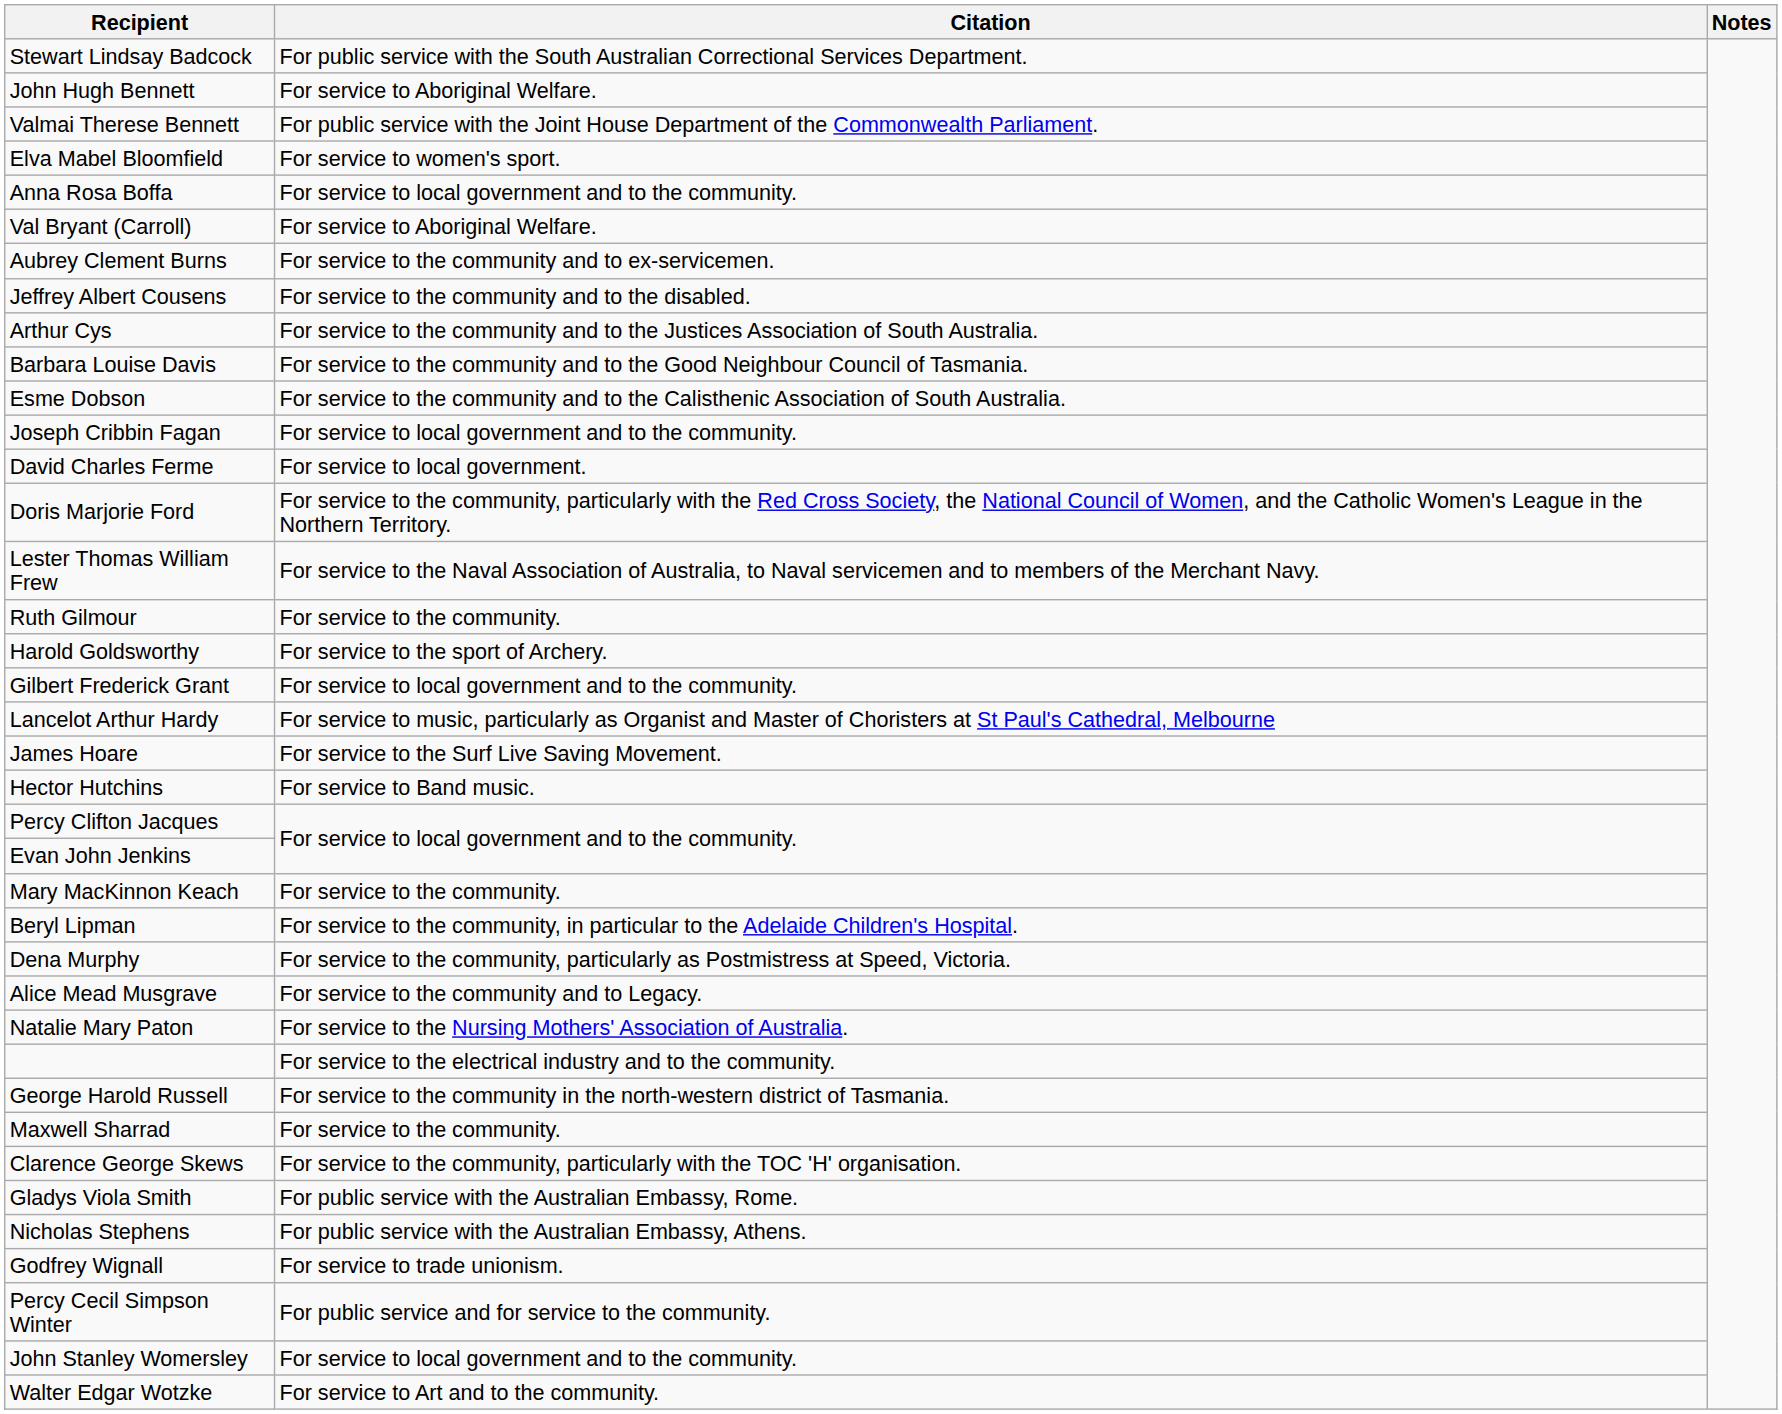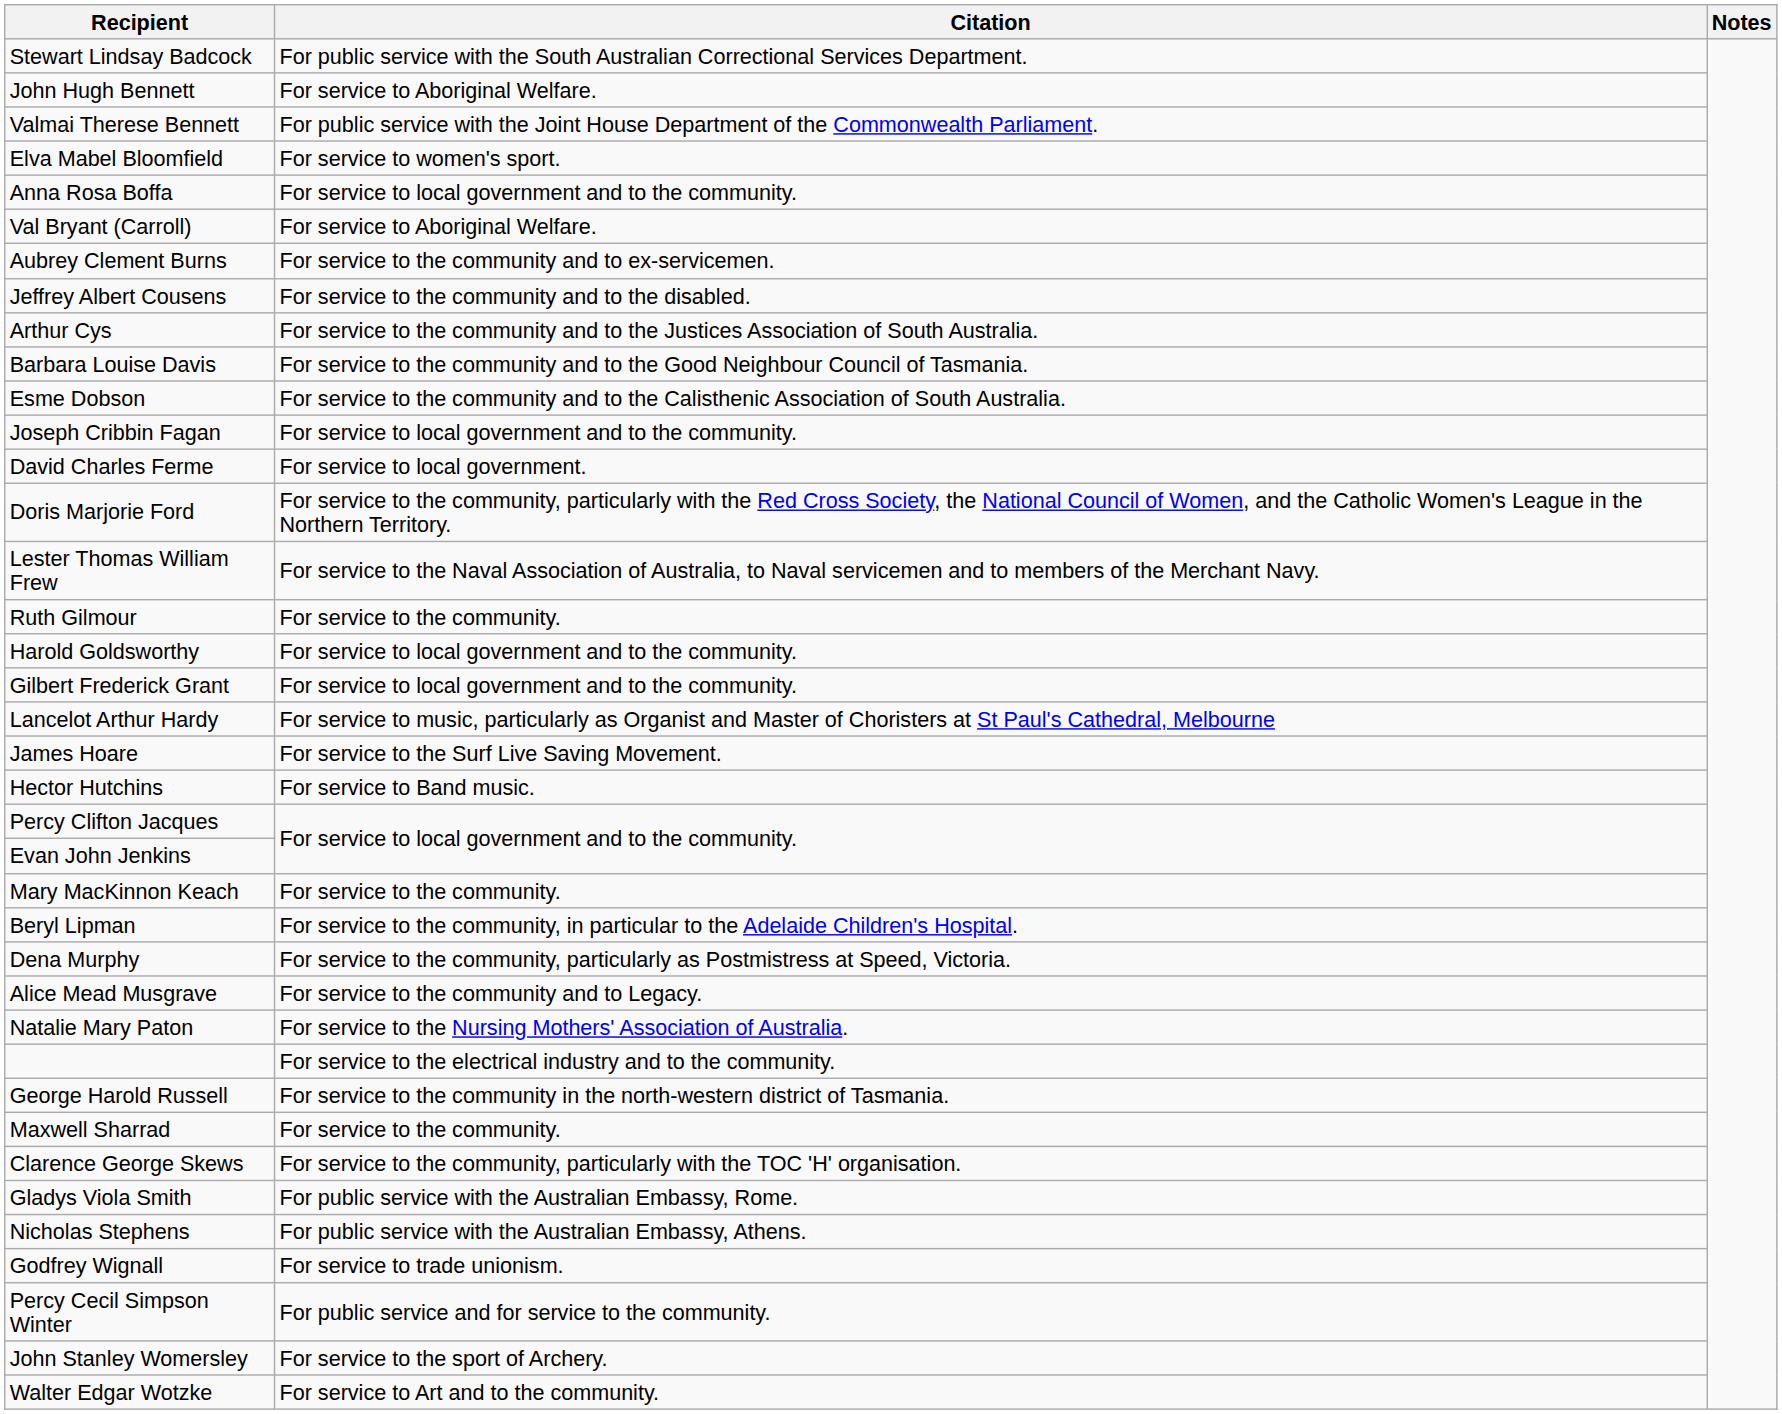(444, 651) For service to the sport of Archery. -> (538, 651) For service to local government and to the community.
(538, 1359) For service to local government and to the community. -> (444, 1359) For service to the sport of Archery.
